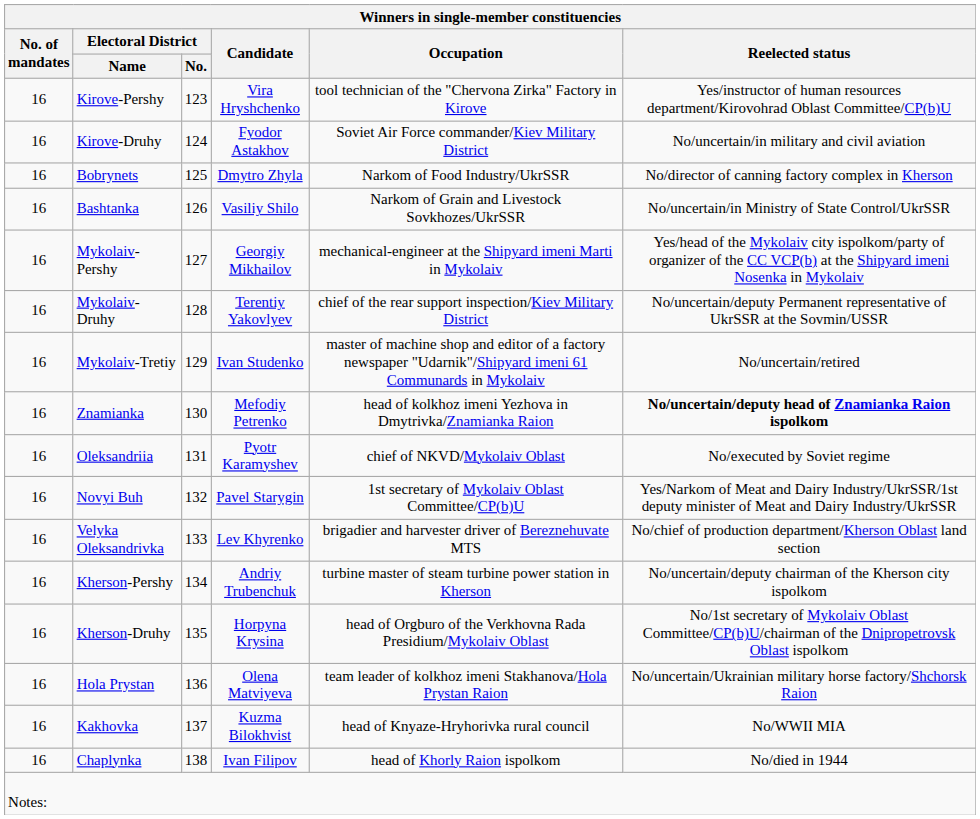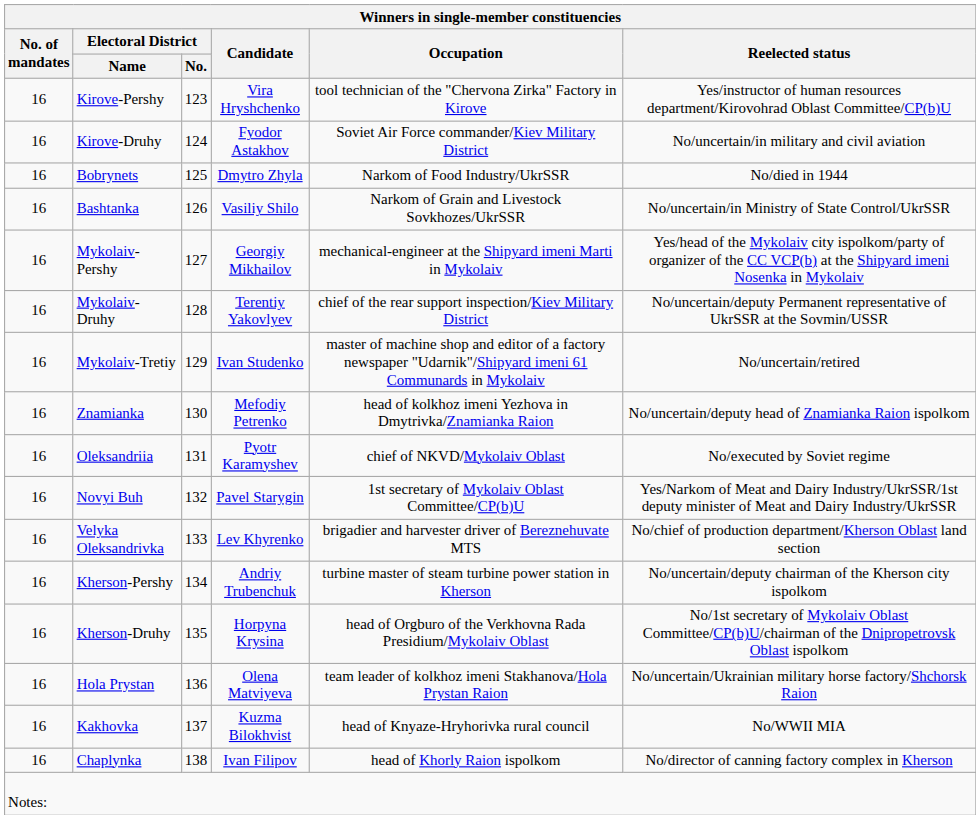(799, 175) No/director of canning factory complex in Kherson -> (799, 175) No/died in 1944
(799, 412) bold -> (799, 412) normal
(799, 759) No/died in 1944 -> (799, 759) No/director of canning factory complex in Kherson
